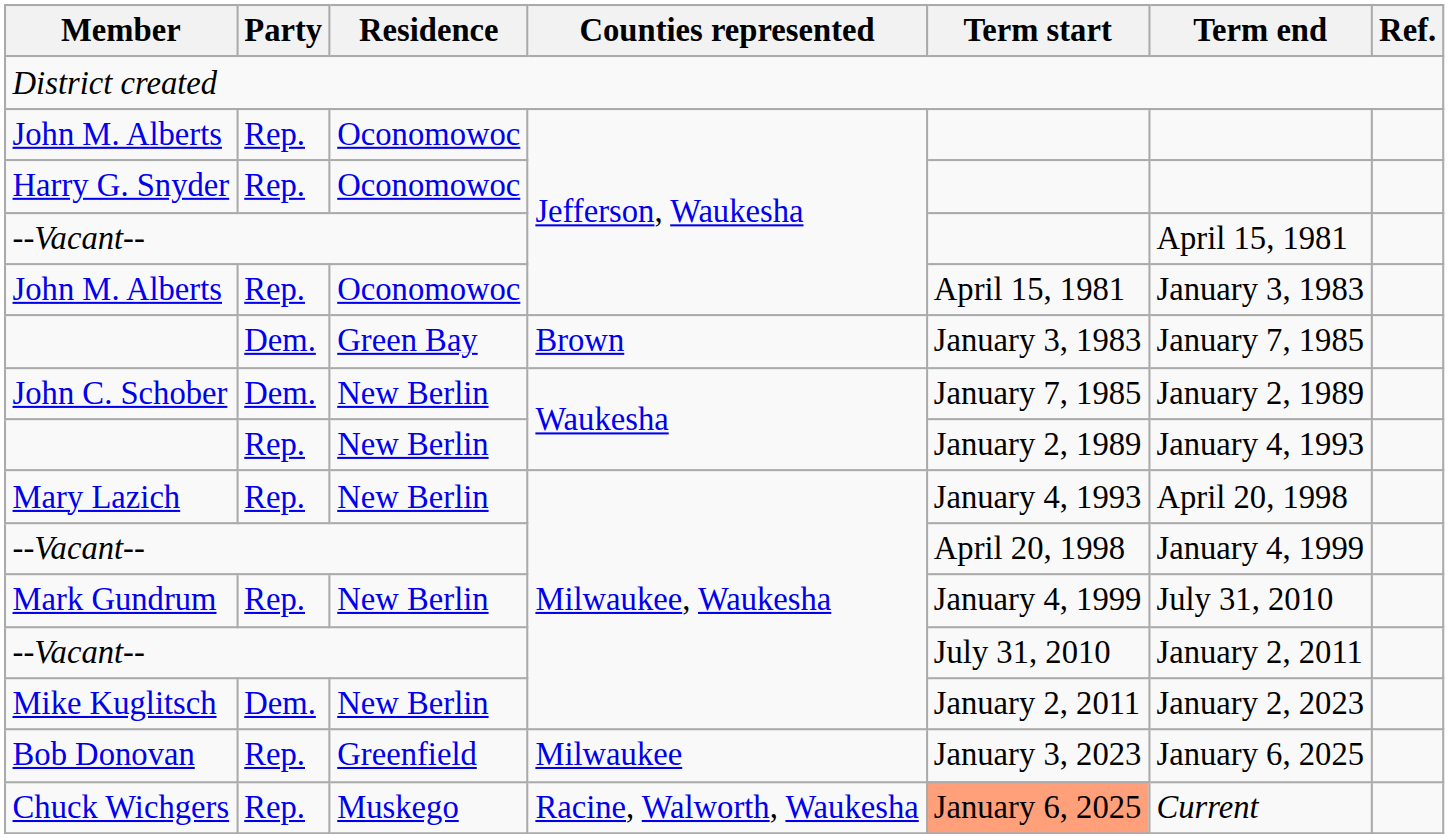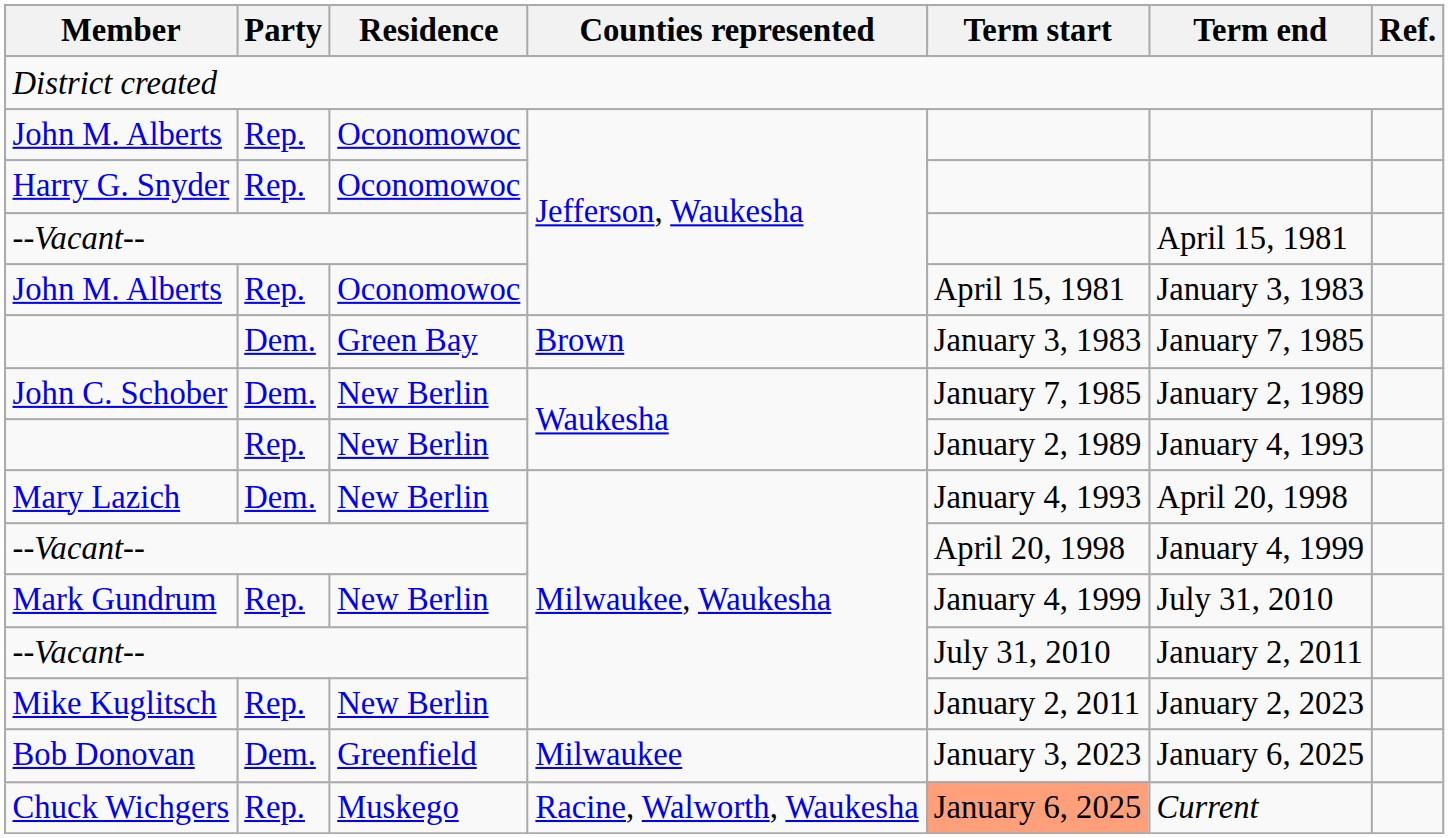(275, 496) Rep. -> (280, 496) Dem.
(280, 703) Dem. -> (275, 703) Rep.
(275, 755) Rep. -> (280, 755) Dem.
